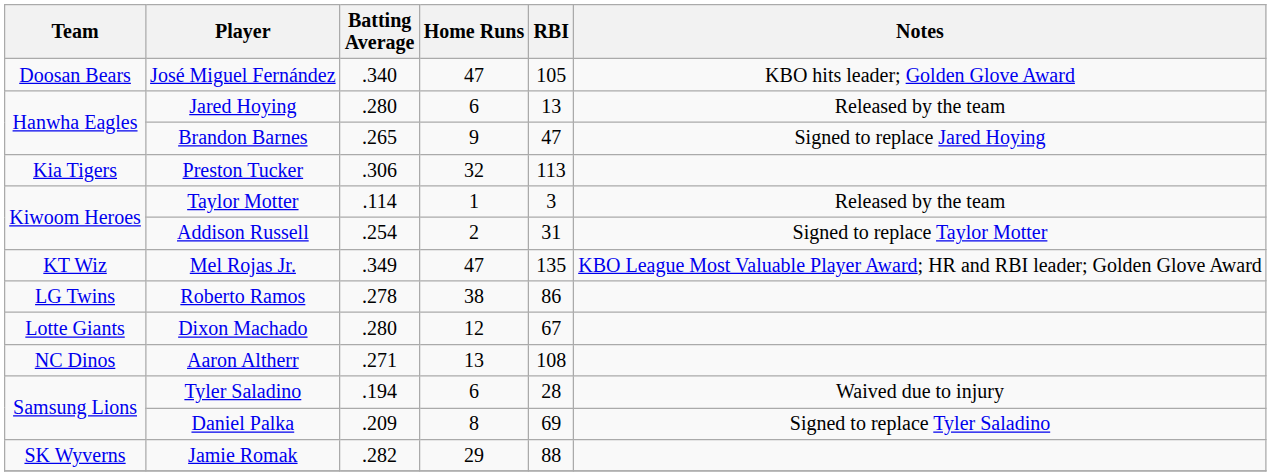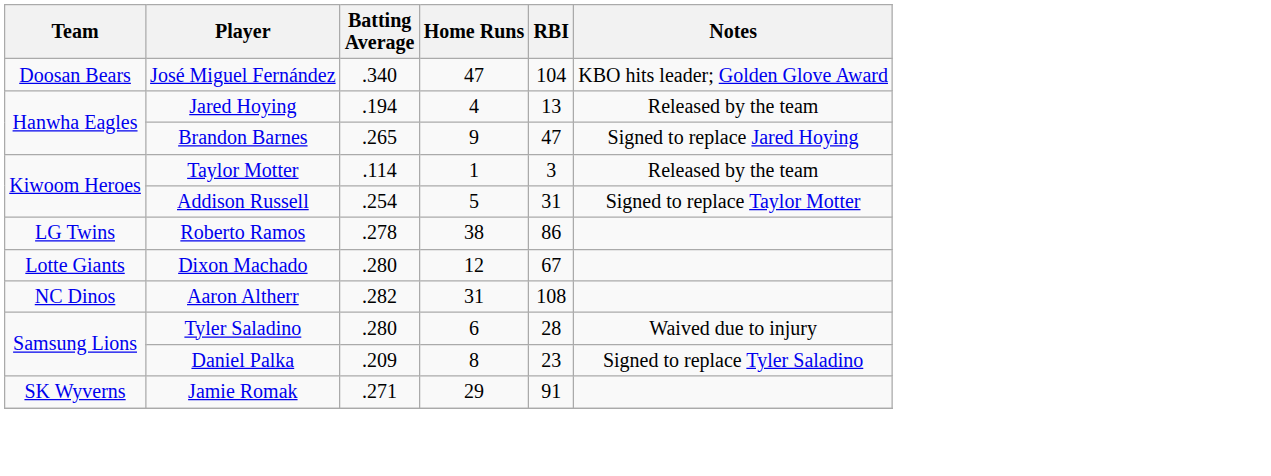(551, 74) 105 -> (551, 74) 104
(380, 106) .280 -> (380, 106) .194
(474, 106) 6 -> (474, 106) 4
- row: (243, 169)
(474, 233) 2 -> (474, 201) 5
- row: (243, 264)
(380, 360) .271 -> (380, 296) .282
(474, 360) 13 -> (474, 296) 31
(380, 391) .194 -> (380, 328) .280
(551, 423) 69 -> (551, 360) 23
(380, 455) .282 -> (380, 391) .271
(551, 455) 88 -> (551, 391) 91
